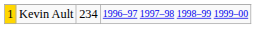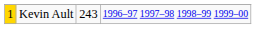(88, 14) 234 -> (88, 14) 243
